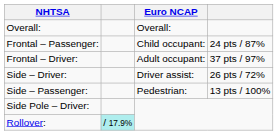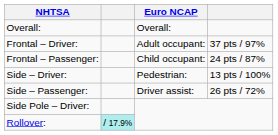rows swapped: (42, 59) <-> (53, 43)
(165, 75) Driver assist: -> (162, 75) Pedestrian:
(237, 75) 26 pts / 72% -> (240, 75) 13 pts / 100%
(162, 91) Pedestrian: -> (165, 91) Driver assist:
(240, 91) 13 pts / 100% -> (237, 91) 26 pts / 72%
